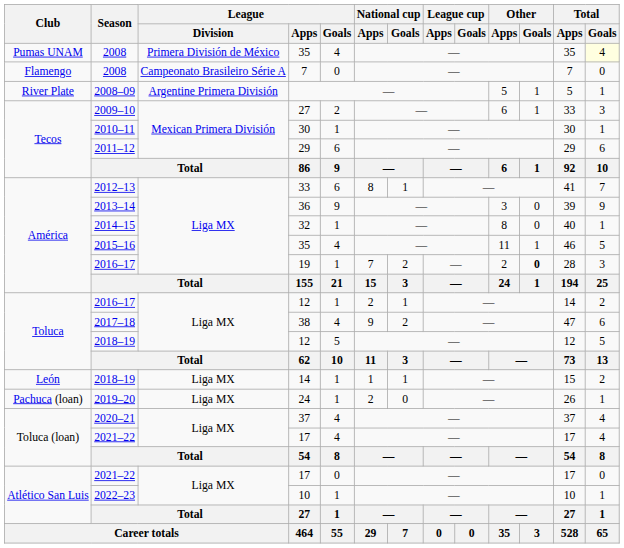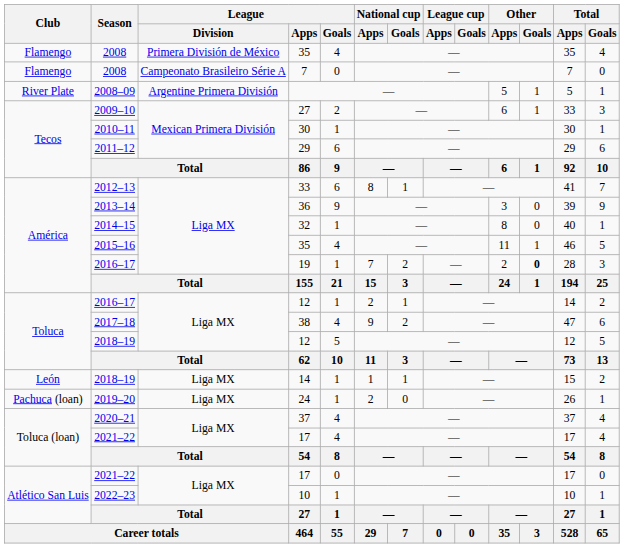(48, 52) Pumas UNAM -> (48, 52) Flamengo
(602, 52) lightyellow background -> (602, 52) no background
